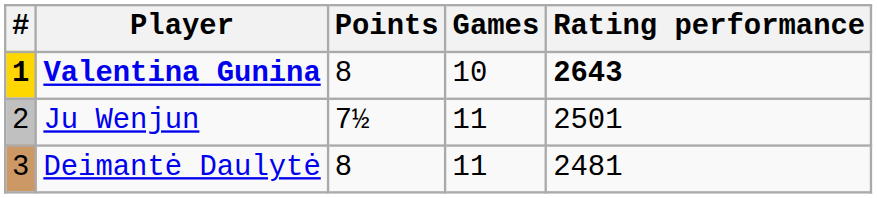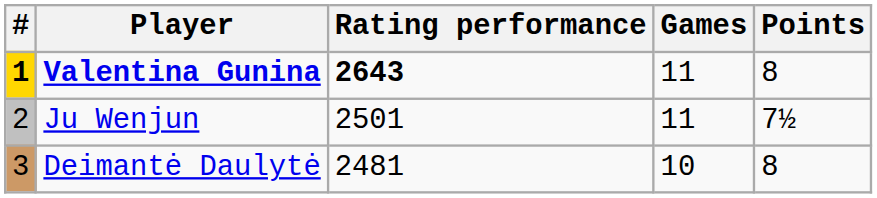columns swapped: (387, 29) <-> (709, 29)
(470, 75) 10 -> (678, 75) 11
(470, 169) 11 -> (678, 169) 10
